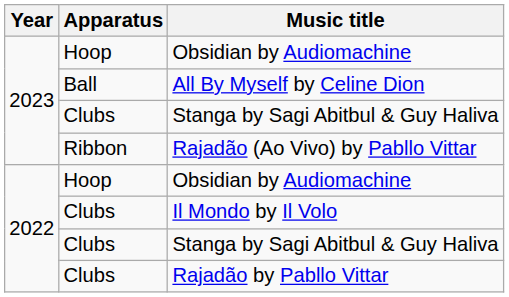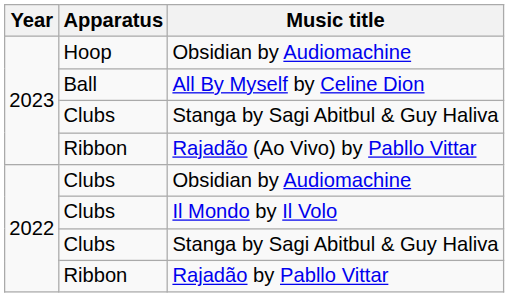(88, 180) Hoop -> (89, 180) Clubs
(89, 276) Clubs -> (95, 276) Ribbon
